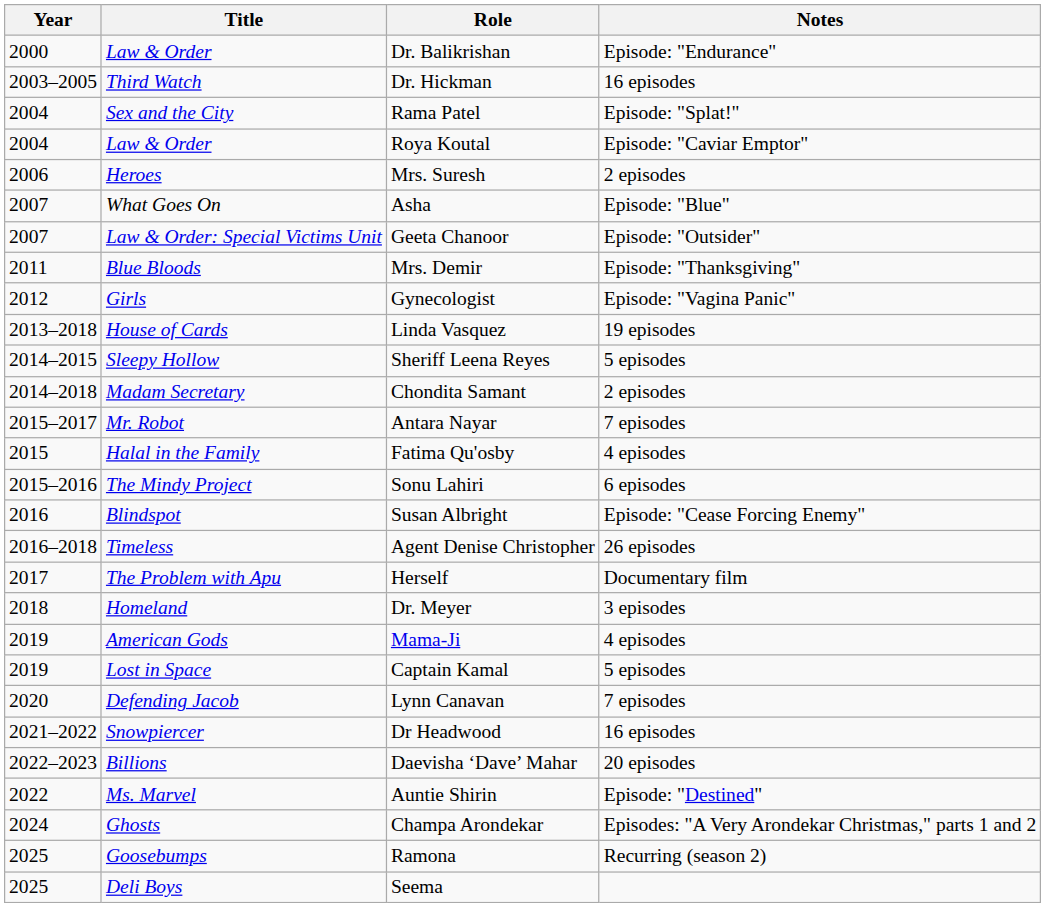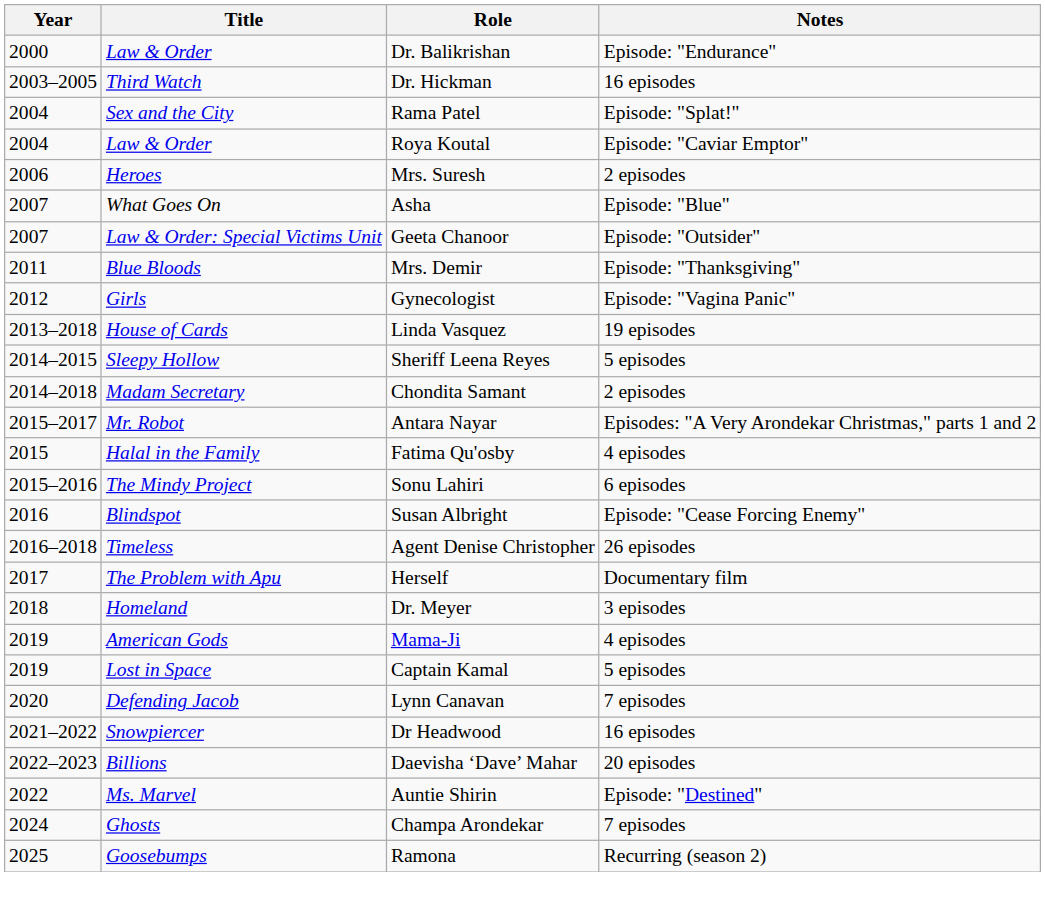(645, 422) 7 episodes -> (820, 422) Episodes: "A Very Arondekar Christmas," parts 1 and 2
(820, 824) Episodes: "A Very Arondekar Christmas," parts 1 and 2 -> (645, 824) 7 episodes
- row: (417, 886)
